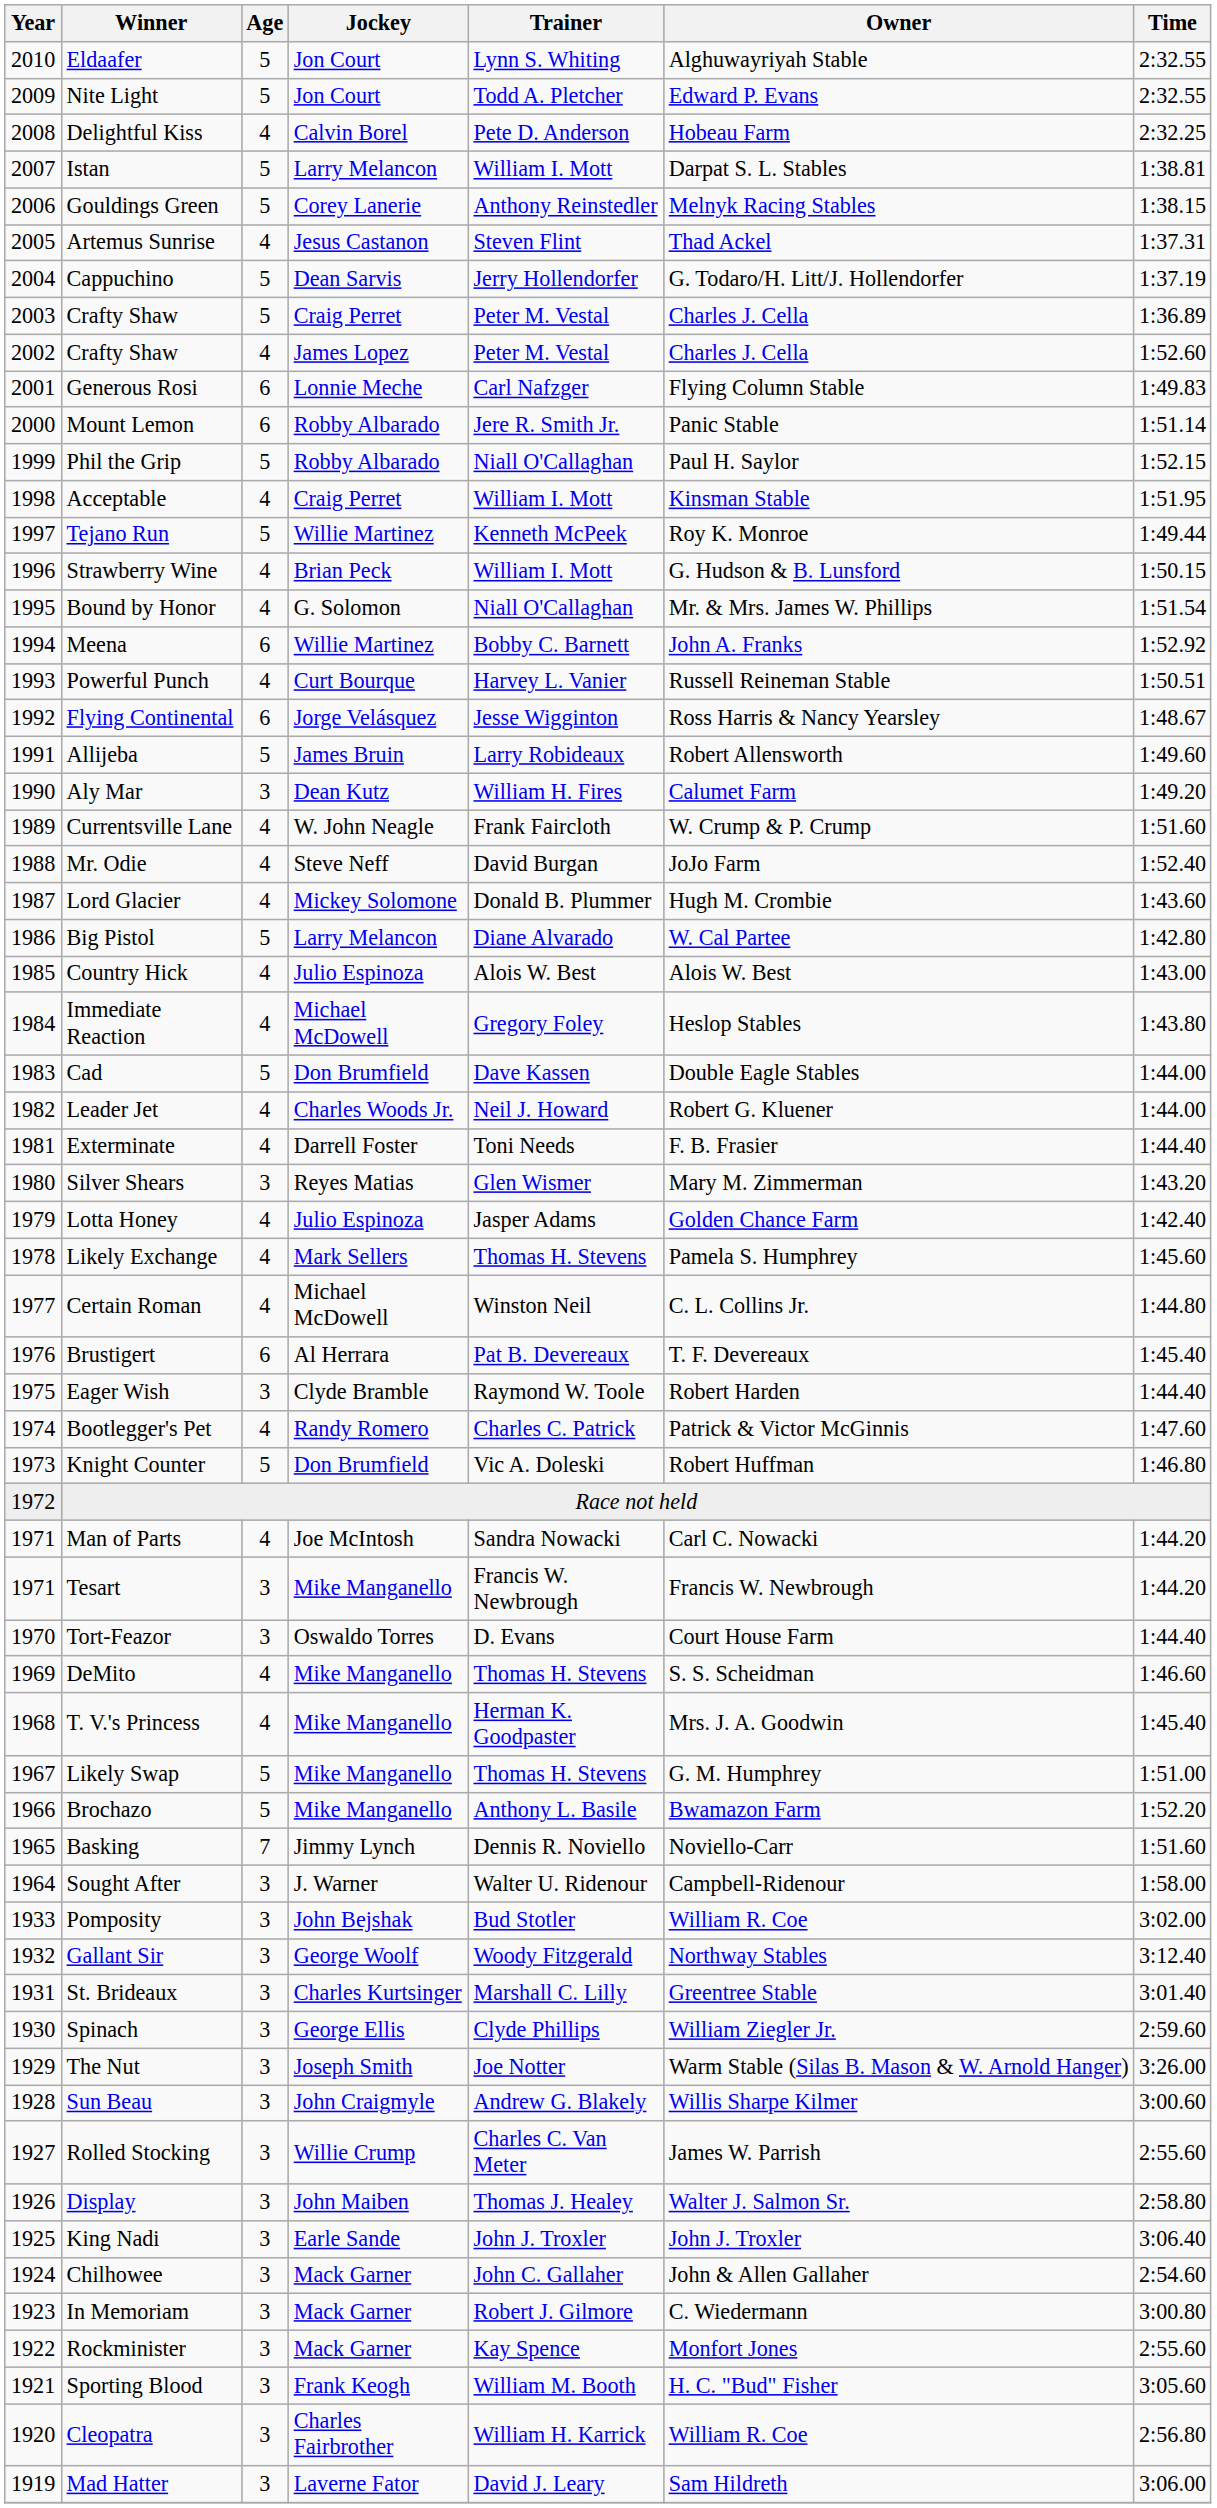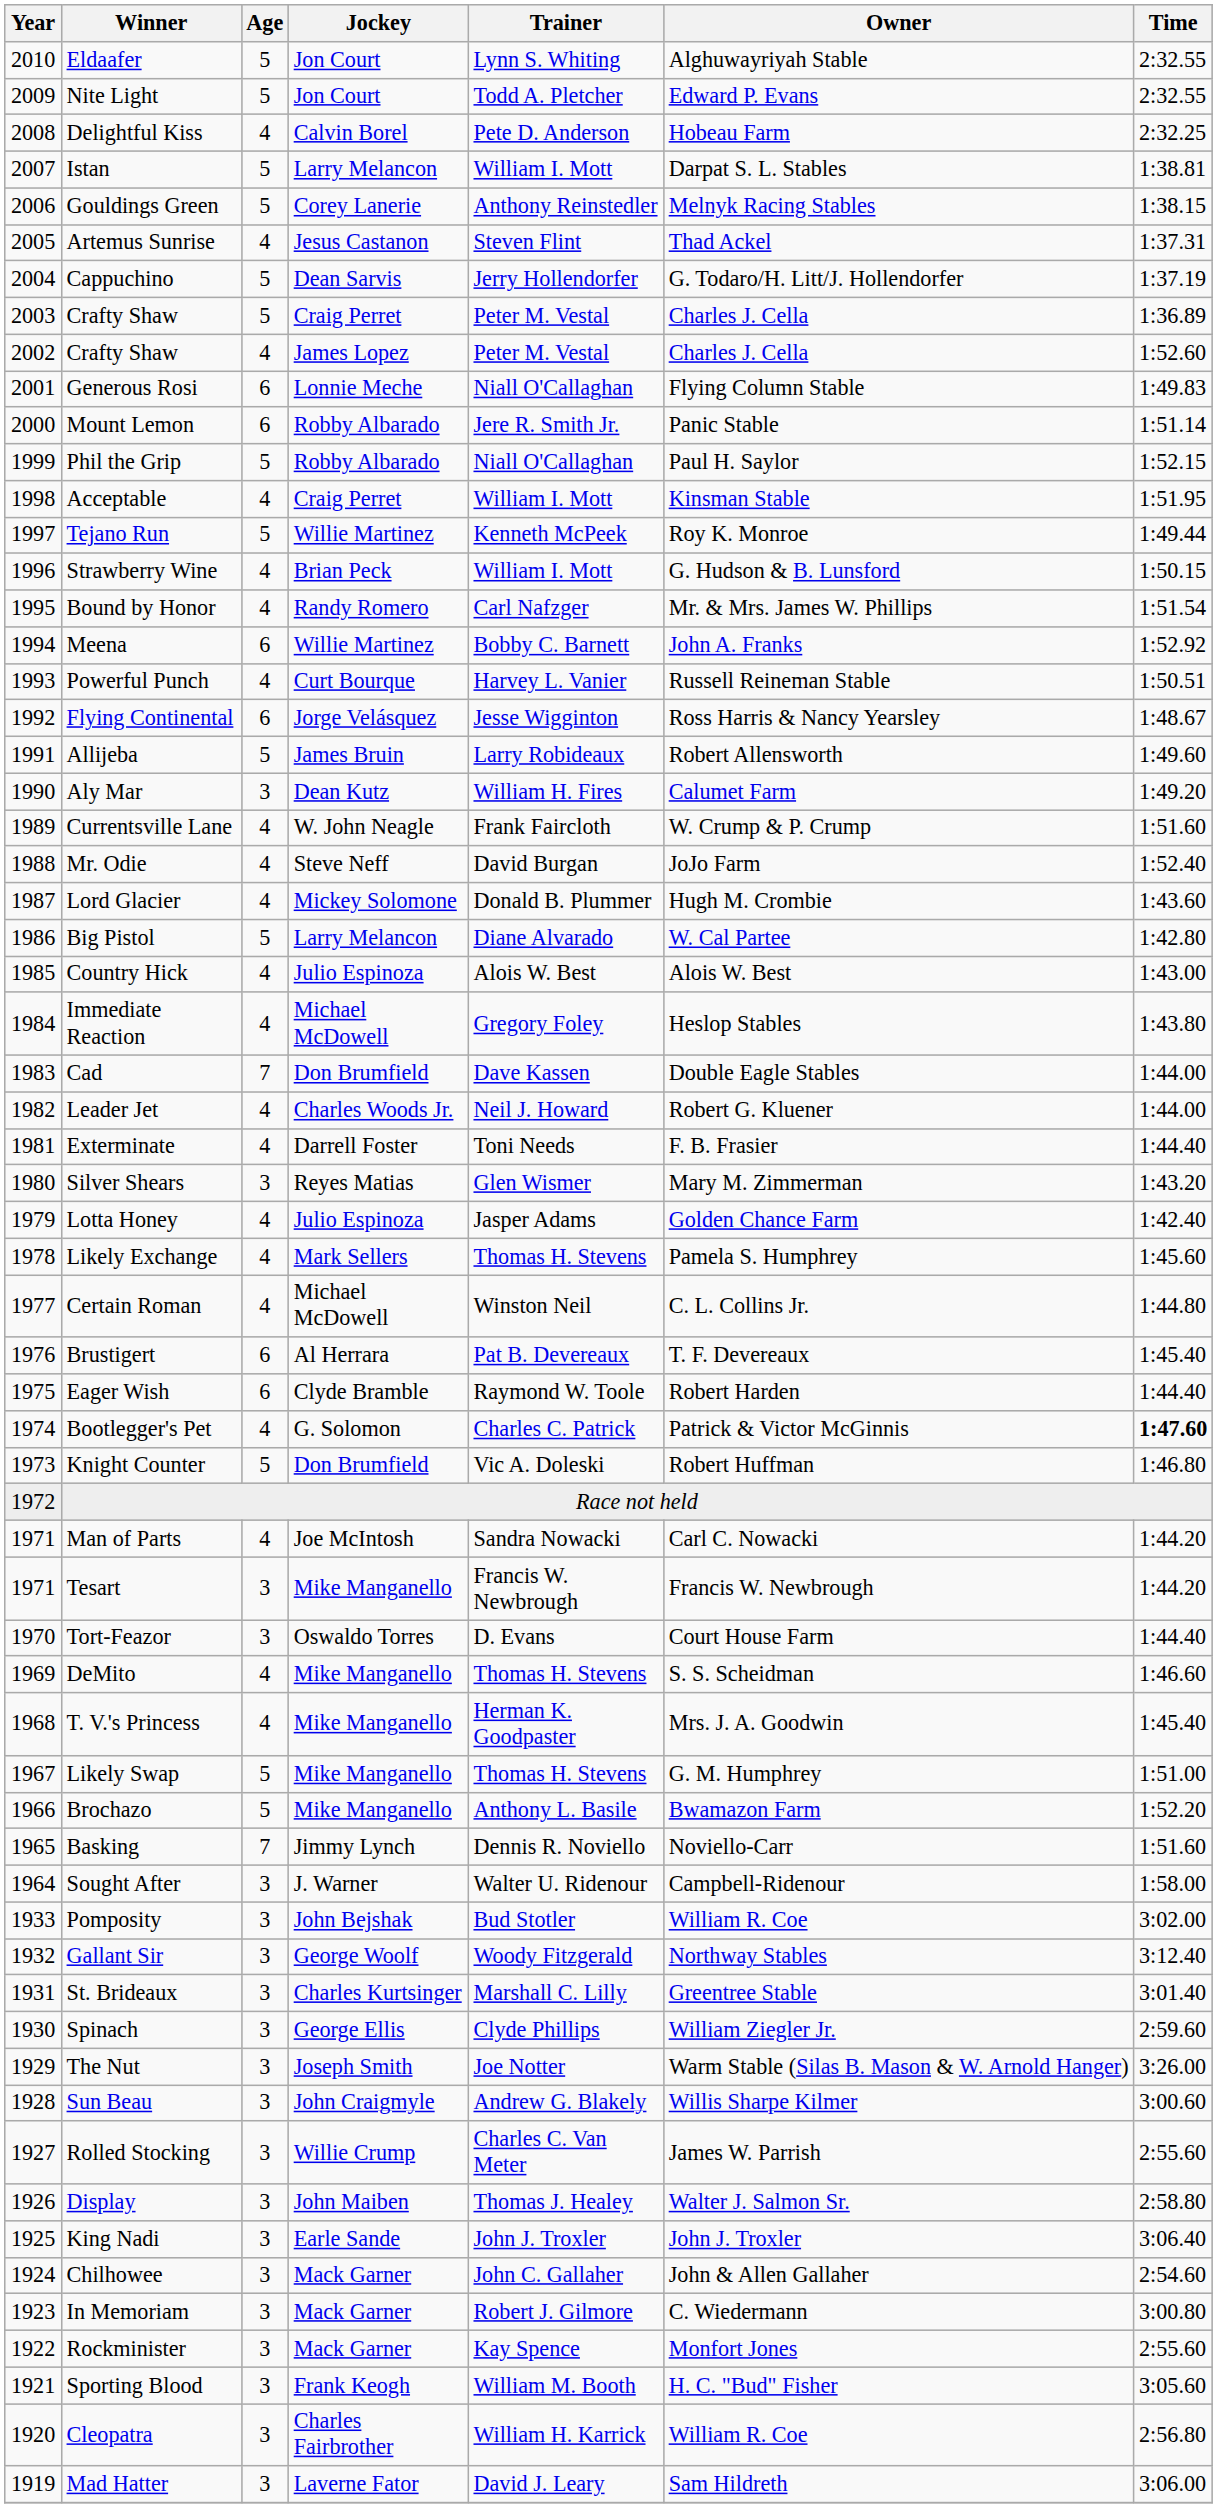(531, 388) Carl Nafzger -> (553, 388) Niall O'Callaghan
(347, 608) G. Solomon -> (361, 608) Randy Romero
(553, 608) Niall O'Callaghan -> (531, 608) Carl Nafzger
(265, 1073) 5 -> (265, 1073) 7
(265, 1392) 3 -> (265, 1392) 6
(361, 1428) Randy Romero -> (347, 1428) G. Solomon
(1173, 1428) normal -> (1173, 1428) bold
